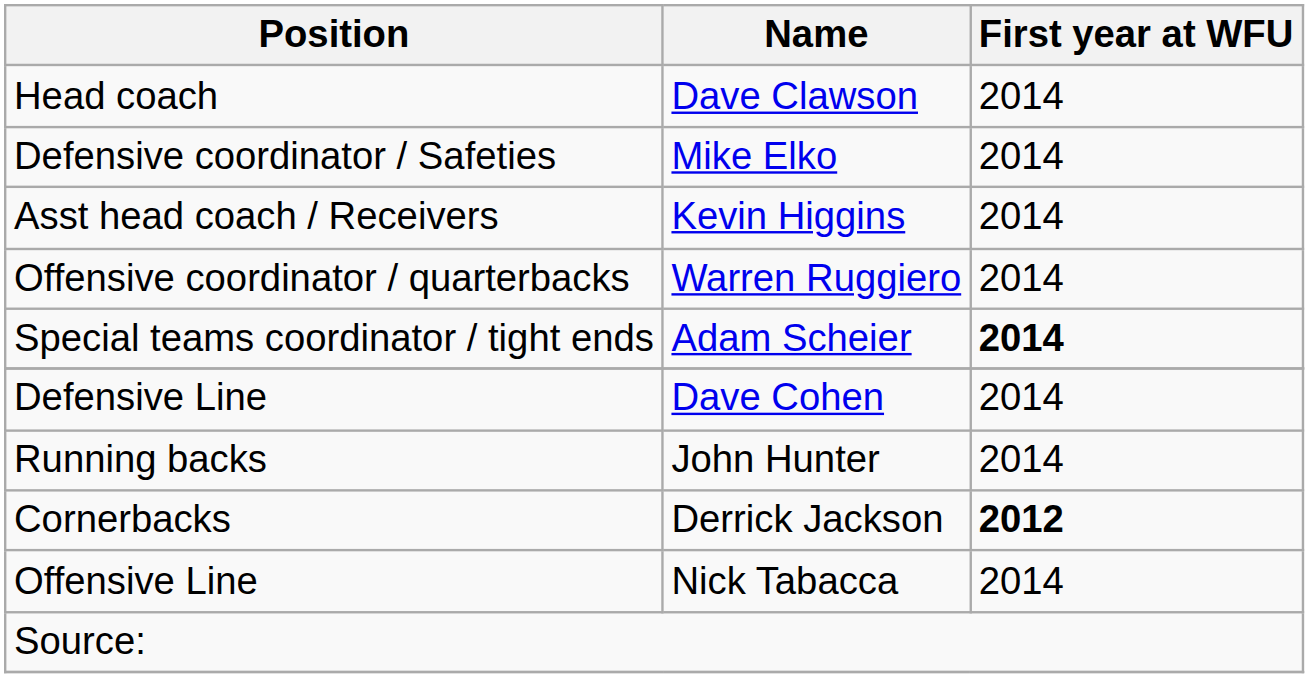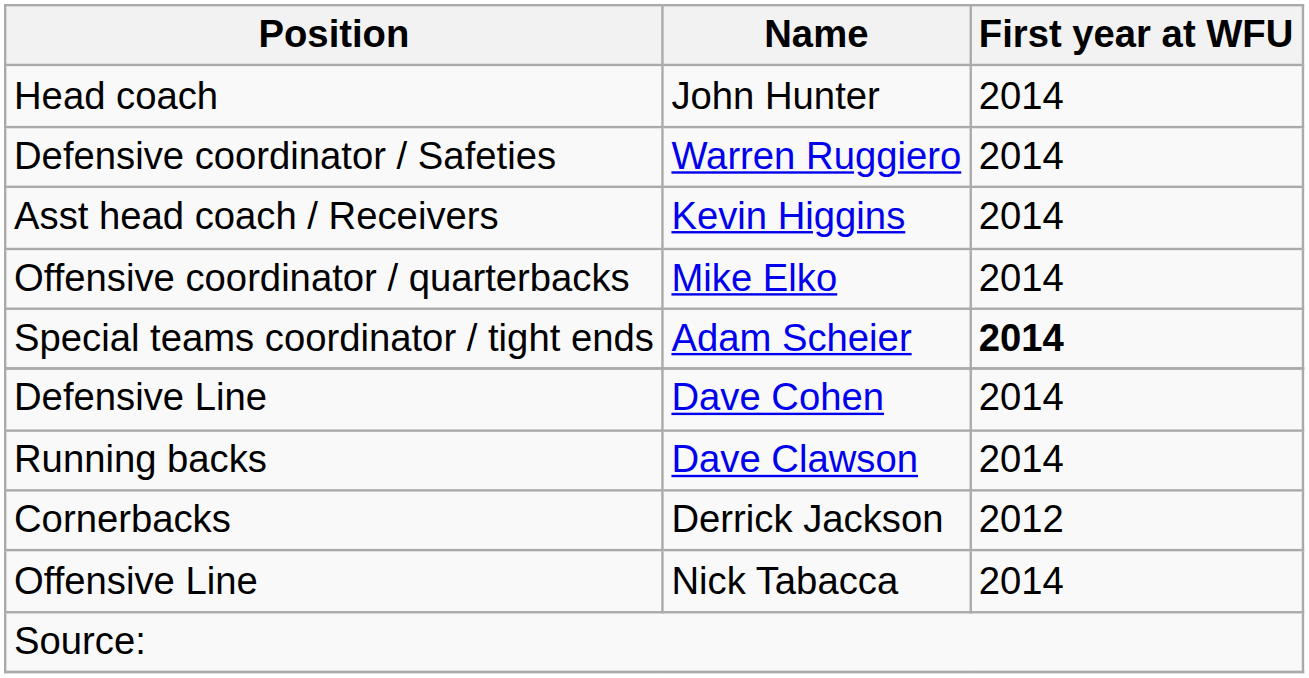(795, 95) Dave Clawson -> (776, 95) John Hunter
(754, 156) Mike Elko -> (816, 156) Warren Ruggiero
(816, 277) Warren Ruggiero -> (754, 277) Mike Elko
(776, 459) John Hunter -> (795, 459) Dave Clawson
(1021, 519) bold -> (1021, 519) normal
